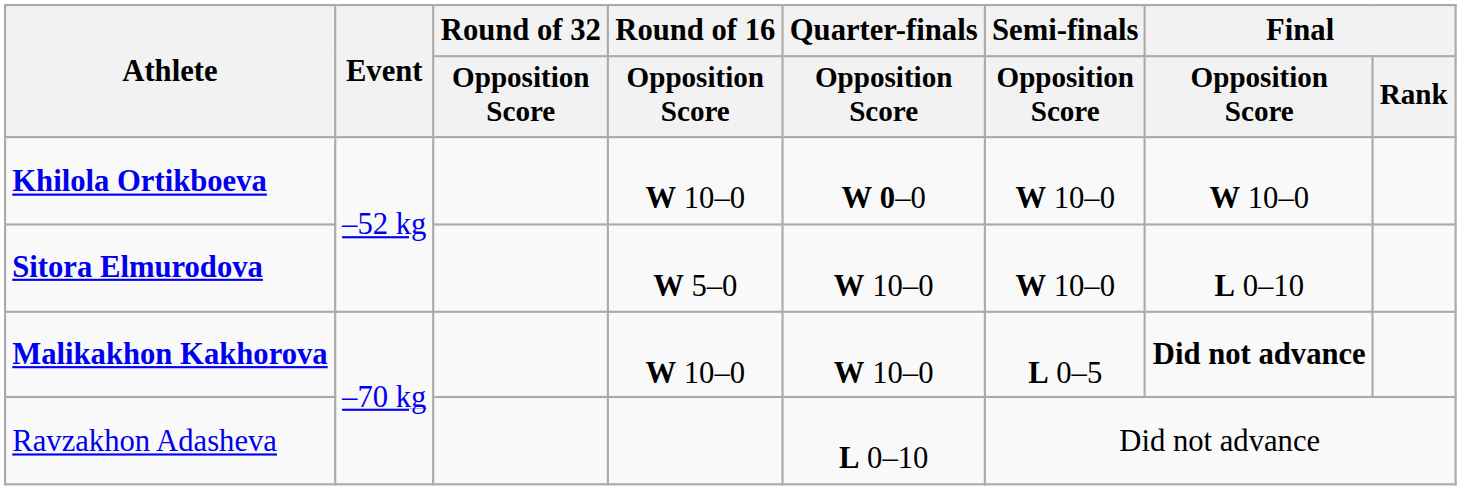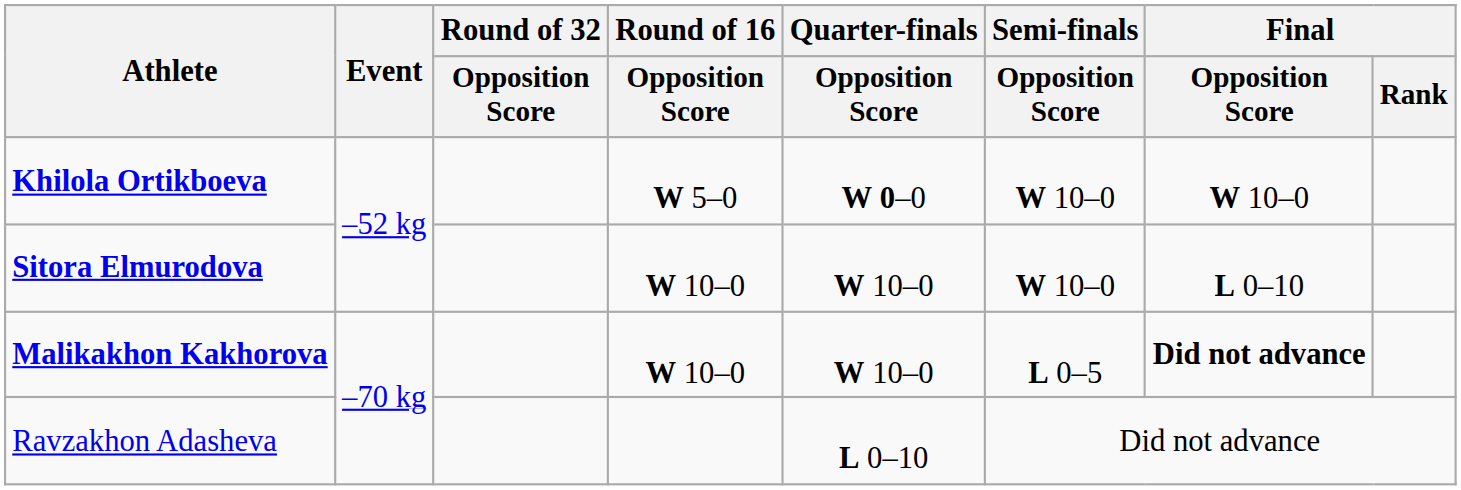(695, 198) W 10–0 -> (695, 198) W 5–0
(695, 285) W 5–0 -> (695, 285) W 10–0
